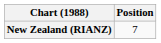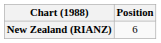(135, 30) 7 -> (135, 30) 6
